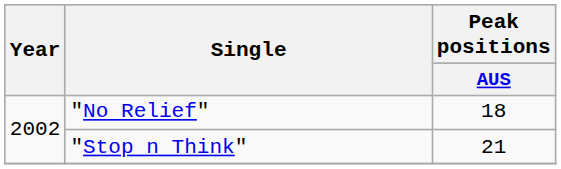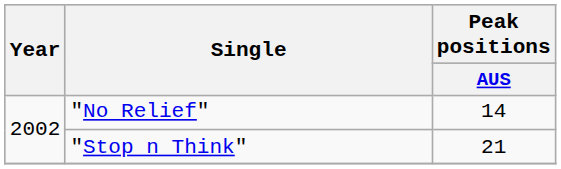(494, 112) 18 -> (494, 112) 14
